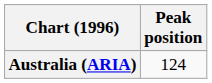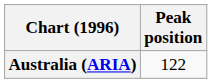(173, 64) 124 -> (173, 64) 122
